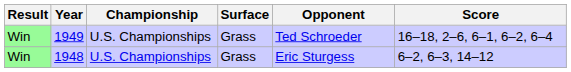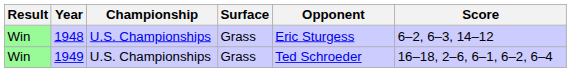rows swapped: (69, 57) <-> (69, 36)
